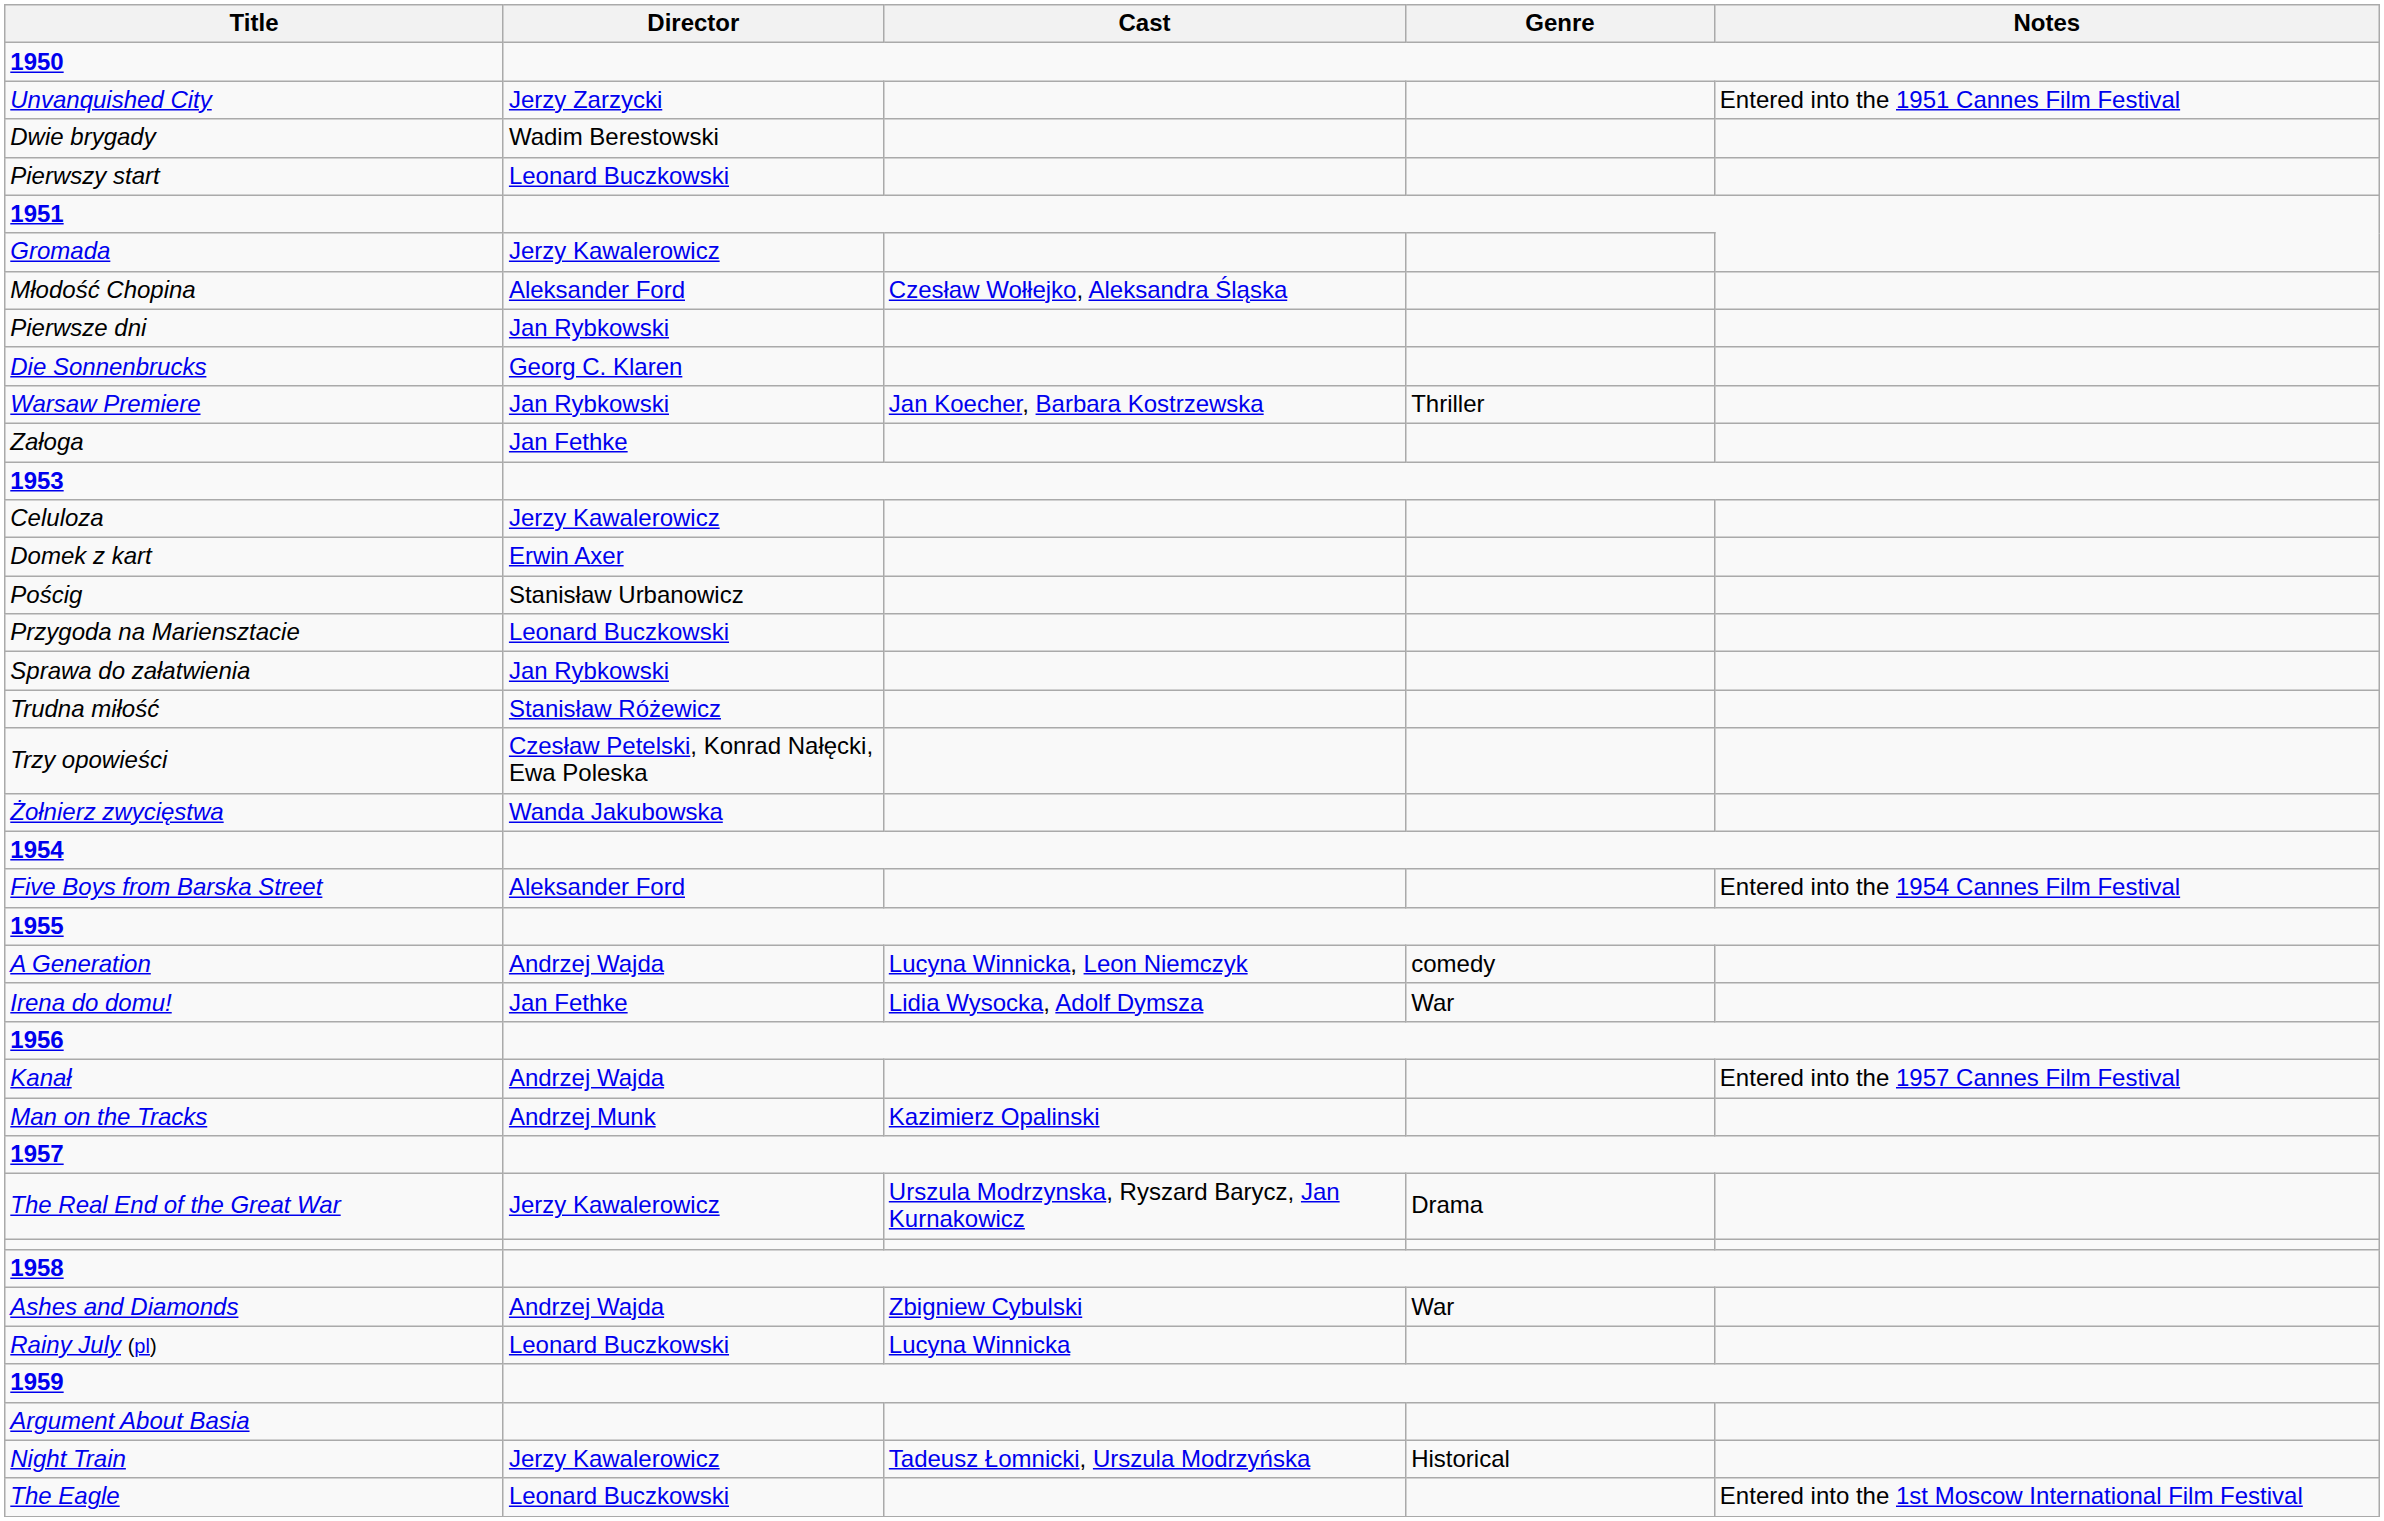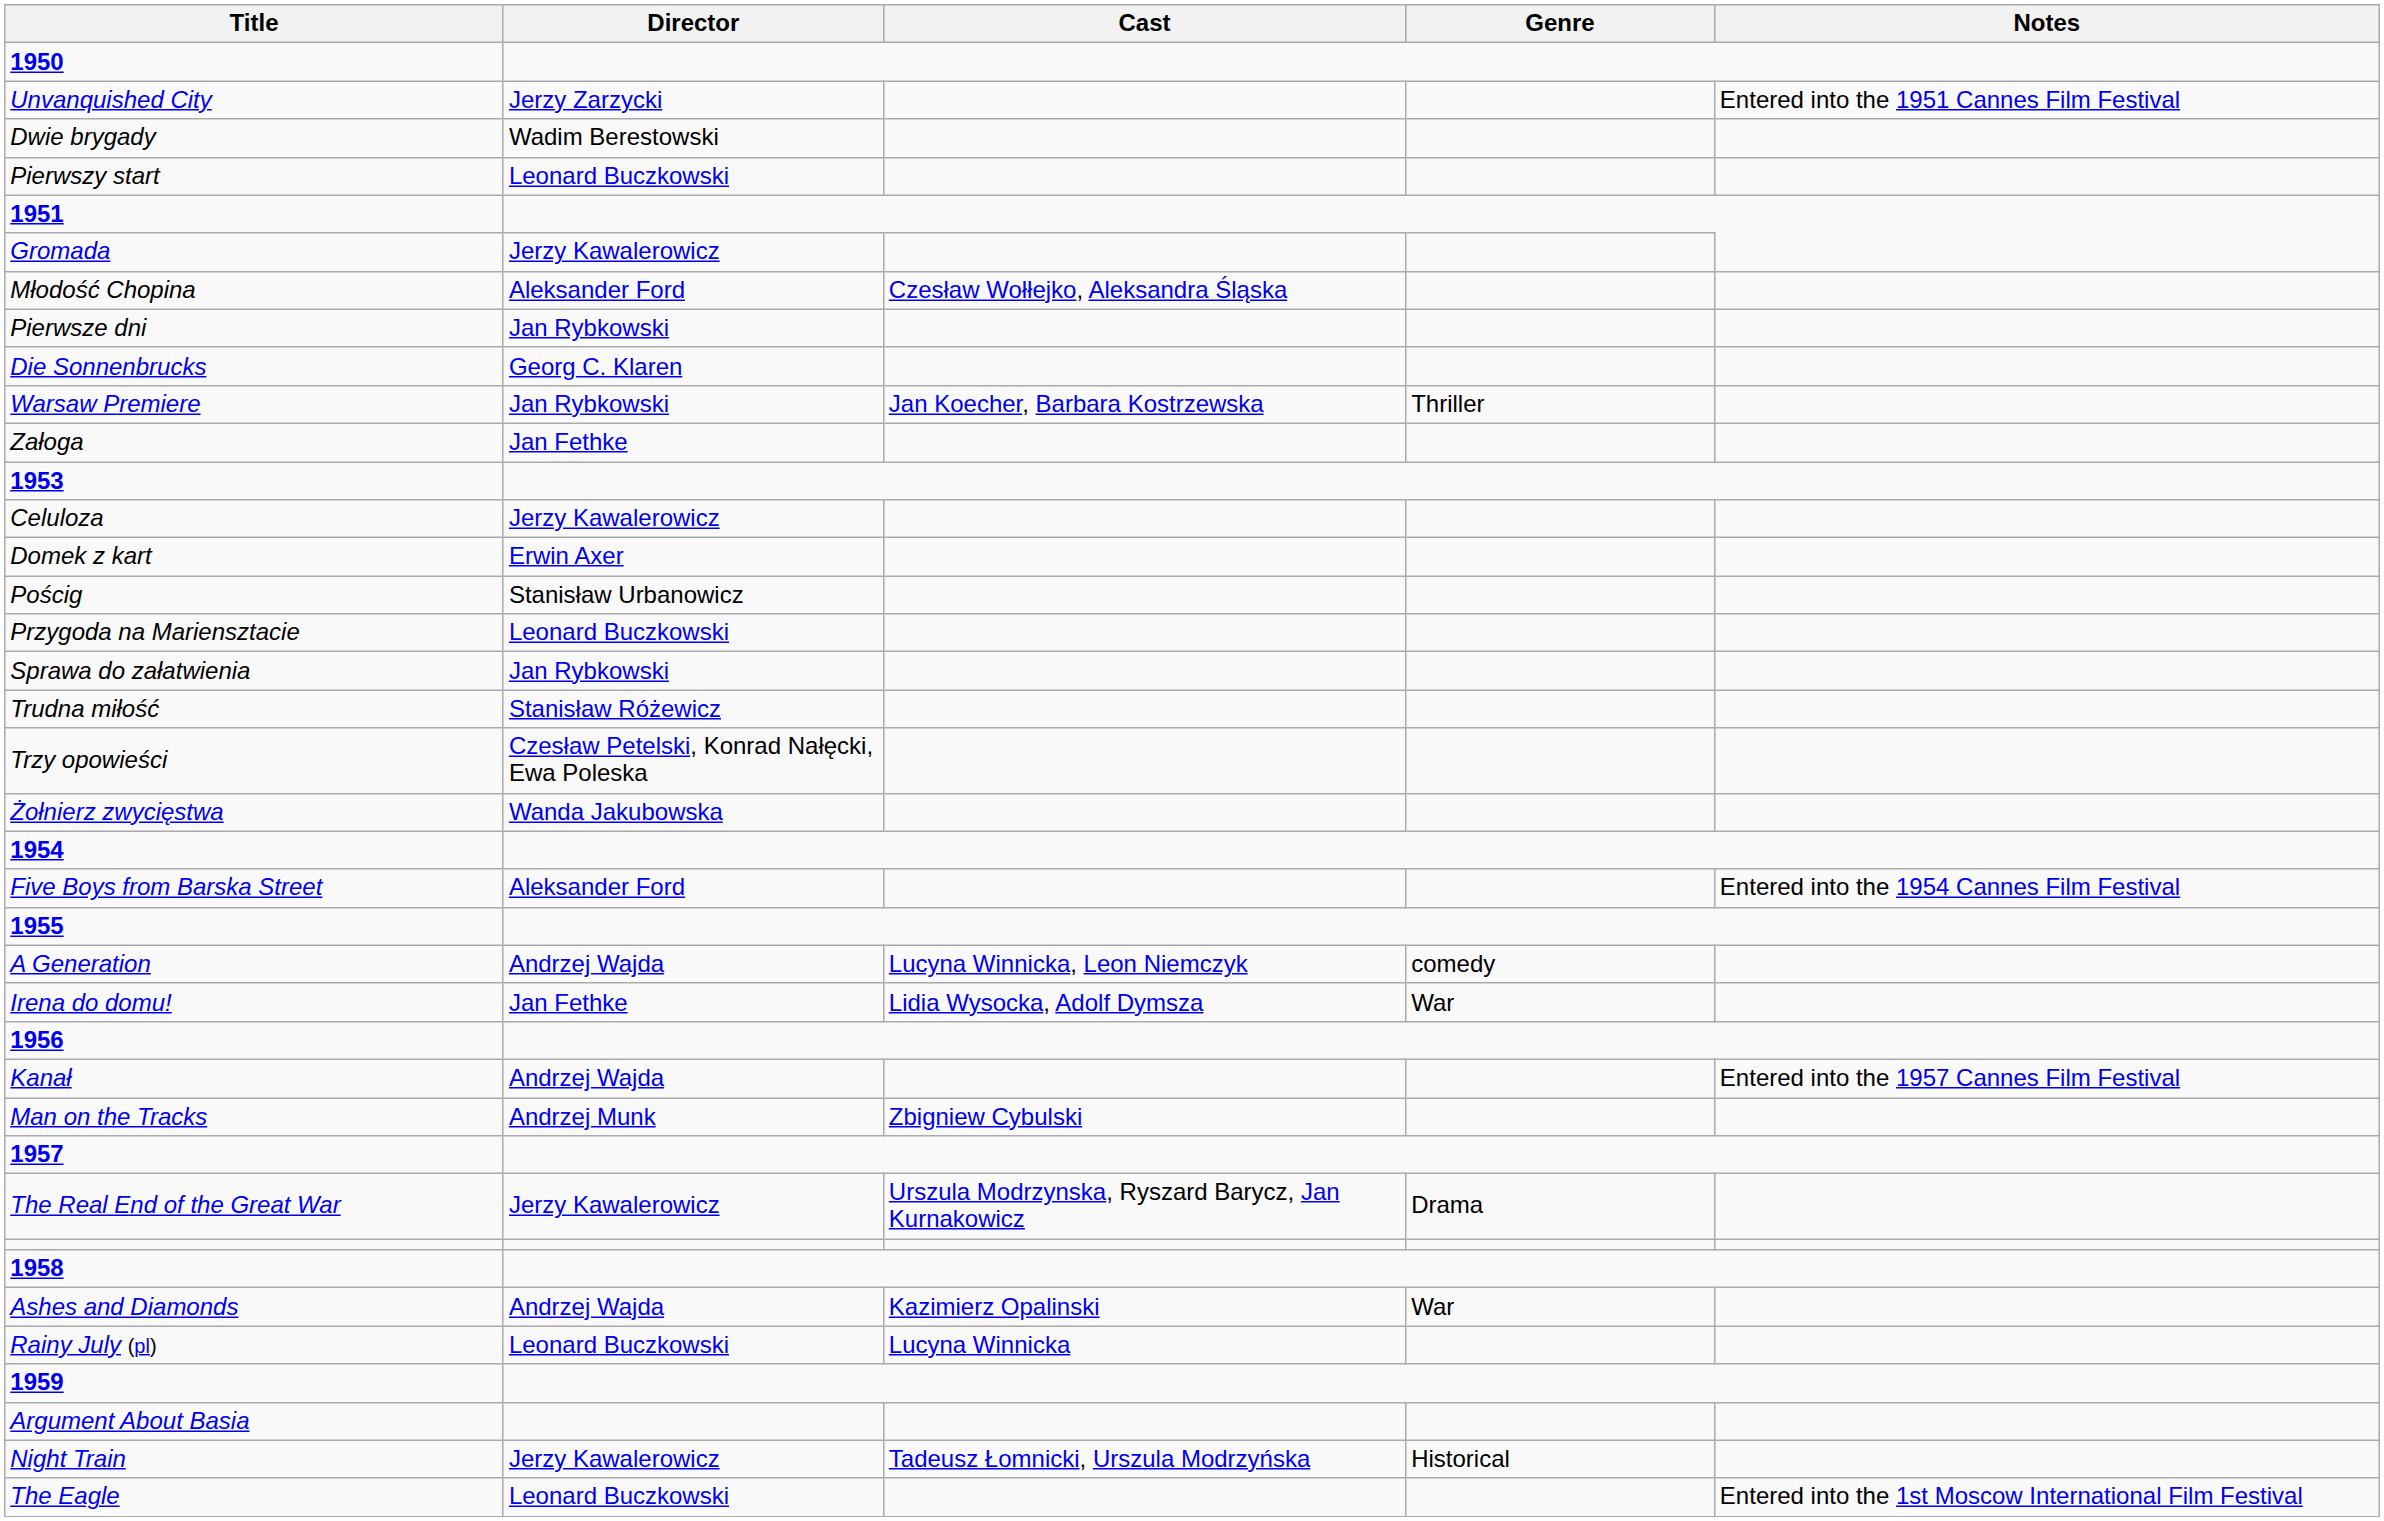(994, 1116) Kazimierz Opalinski -> (986, 1116) Zbigniew Cybulski
(986, 1306) Zbigniew Cybulski -> (994, 1306) Kazimierz Opalinski
